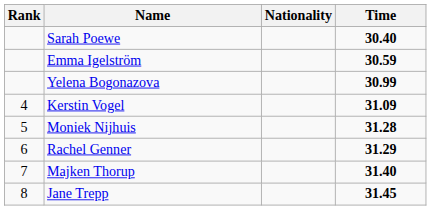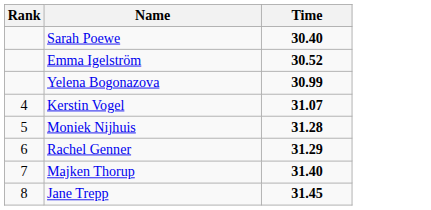- column: (298, 15)
(381, 60) 30.59 -> (307, 60) 30.52
(381, 104) 31.09 -> (307, 104) 31.07
